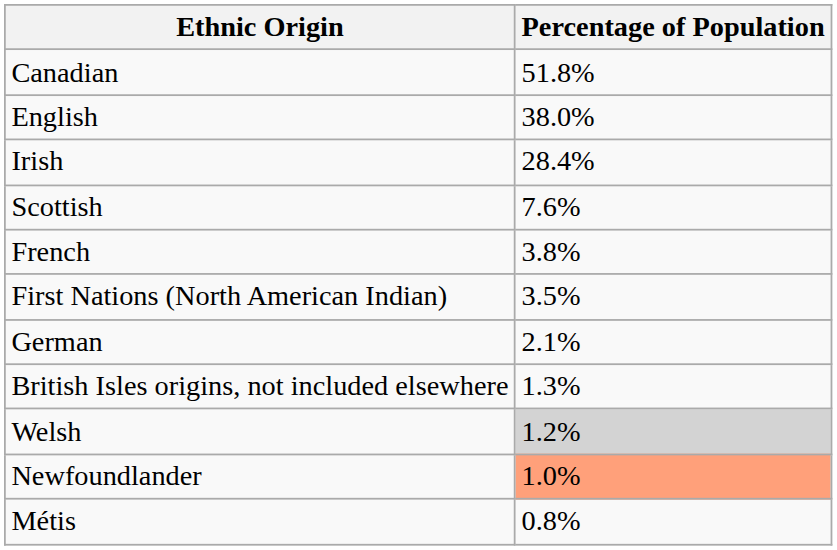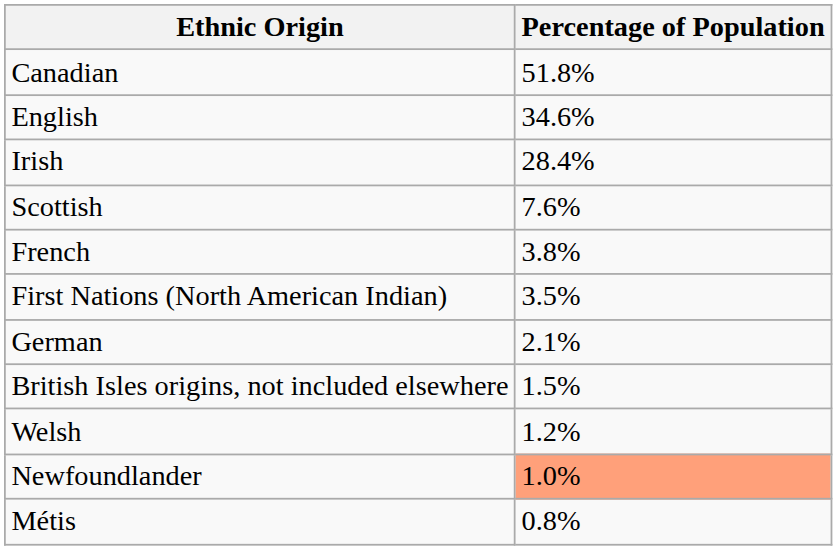(558, 116) 38.0% -> (558, 116) 34.6%
(551, 386) 1.3% -> (551, 386) 1.5%
(551, 431) lightgrey background -> (551, 431) no background
